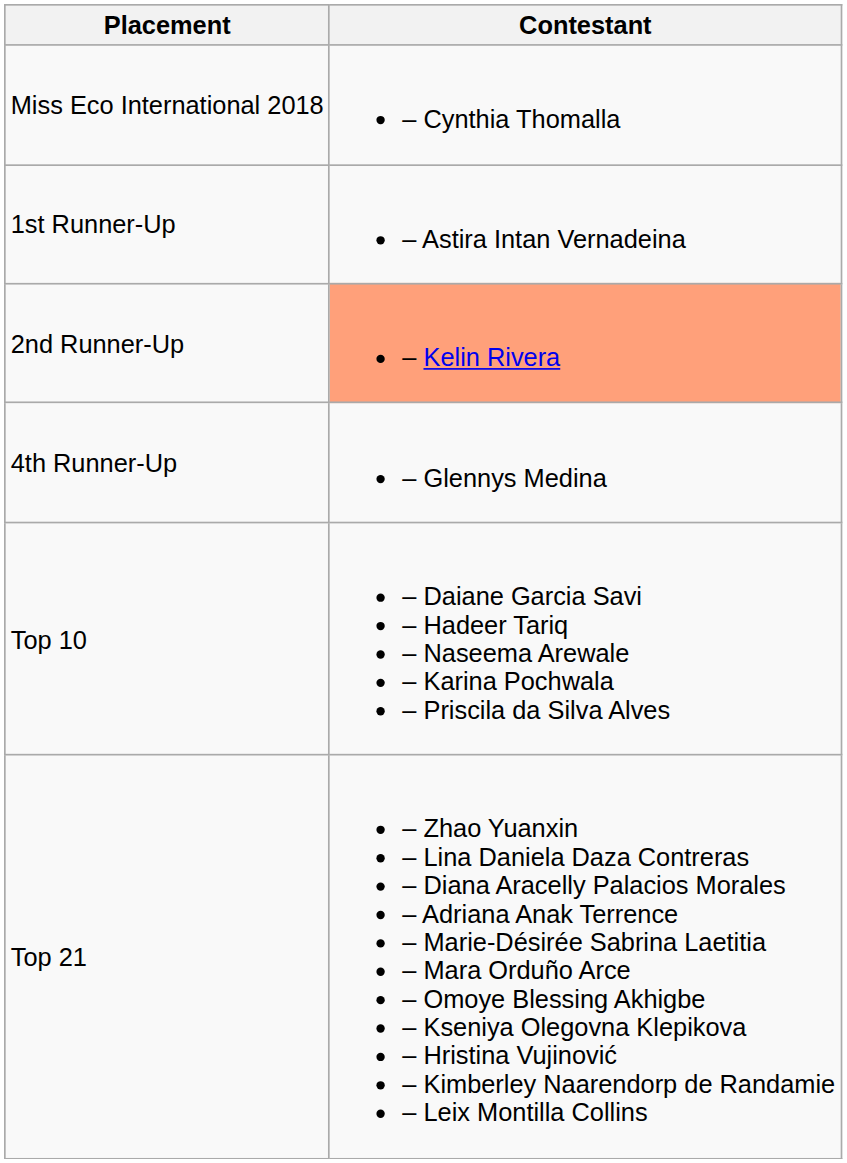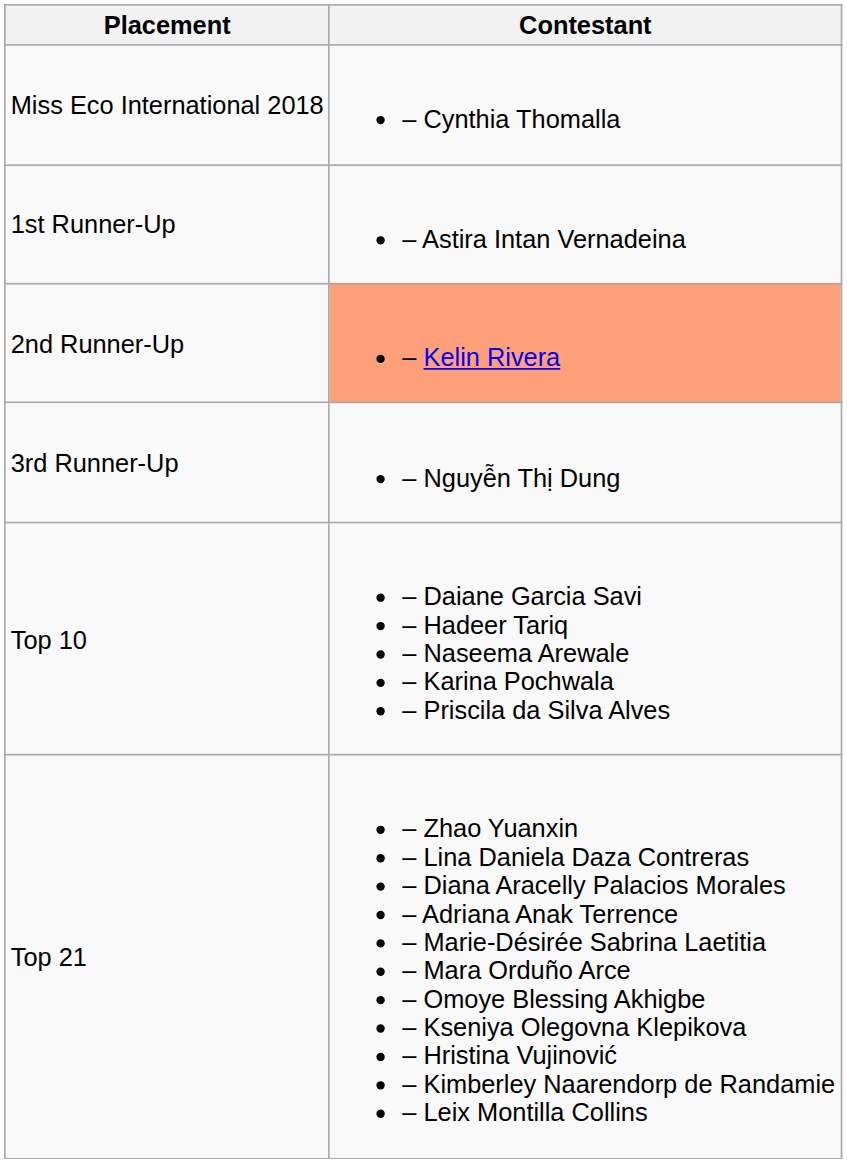+ row: (95, 463)
- row: (94, 463)
